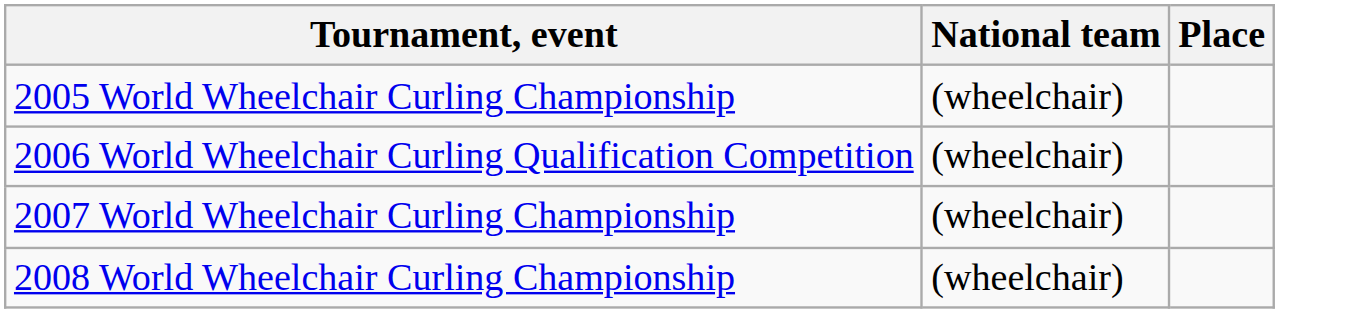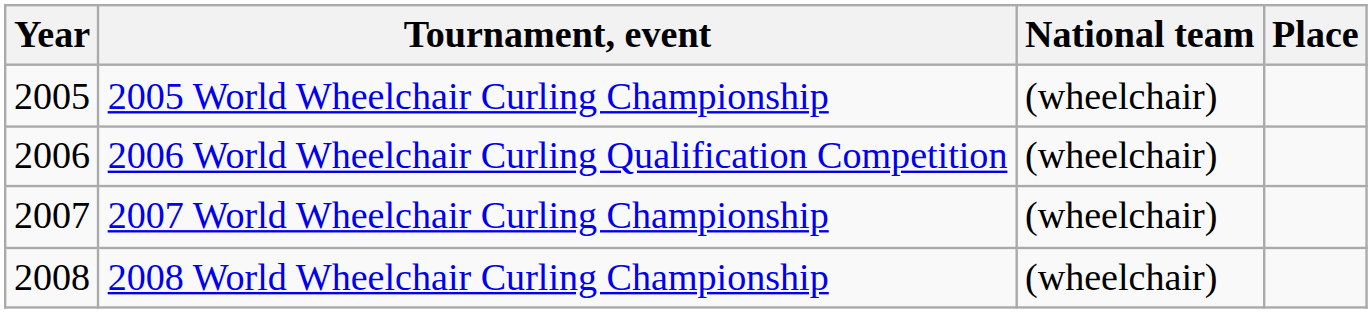+ column: (52, 34)
